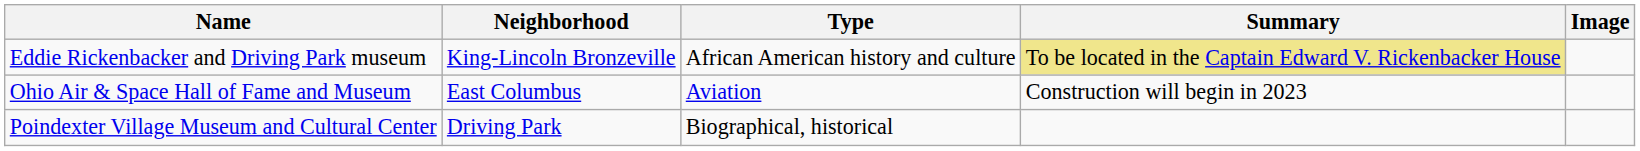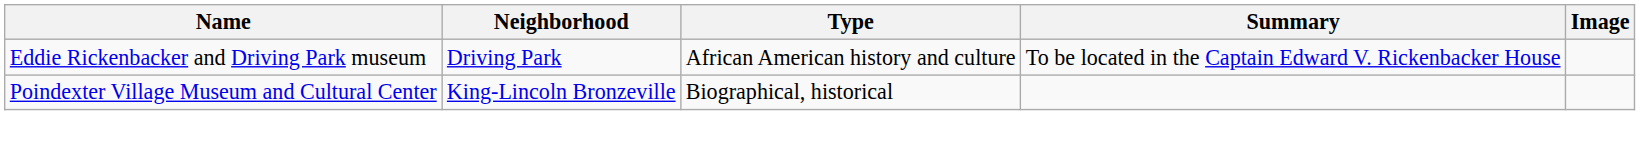(561, 57) King-Lincoln Bronzeville -> (504, 57) Driving Park
(1293, 57) khaki background -> (1293, 57) no background
- row: (210, 92)
(504, 127) Driving Park -> (561, 92) King-Lincoln Bronzeville
